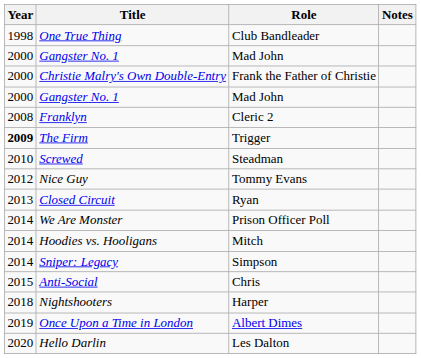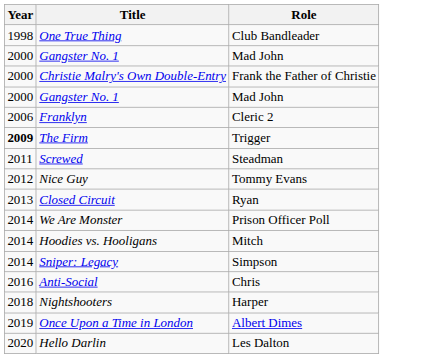- column: (397, 14)
(20, 117) 2008 -> (20, 117) 2006
(20, 158) 2010 -> (20, 158) 2011
(20, 281) 2015 -> (20, 281) 2016
